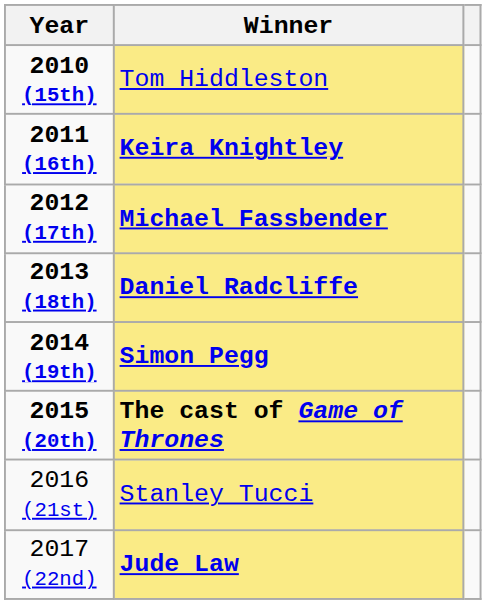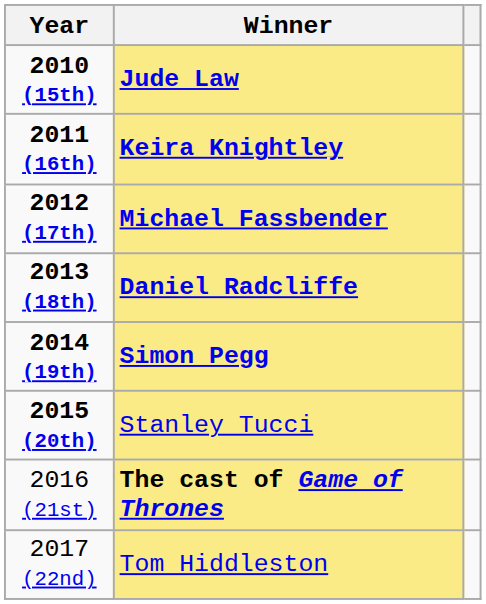(224, 80) Tom Hiddleston -> (179, 80) Jude Law
(261, 426) The cast of Game of Thrones -> (216, 426) Stanley Tucci
(216, 495) Stanley Tucci -> (261, 495) The cast of Game of Thrones
(179, 564) Jude Law -> (224, 564) Tom Hiddleston
